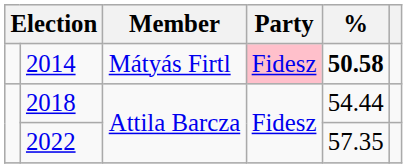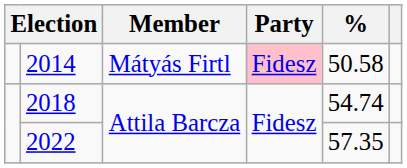(356, 63) bold -> (356, 63) normal
(356, 102) 54.44 -> (356, 102) 54.74
